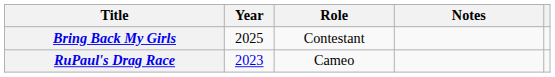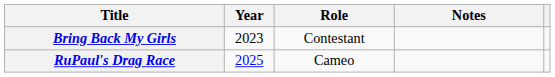(249, 38) 2025 -> (249, 38) 2023
(249, 60) 2023 -> (249, 60) 2025
